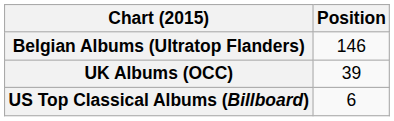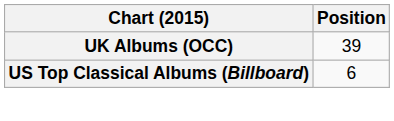- row: (159, 45)
